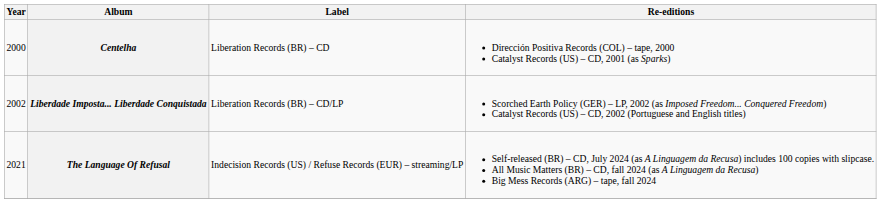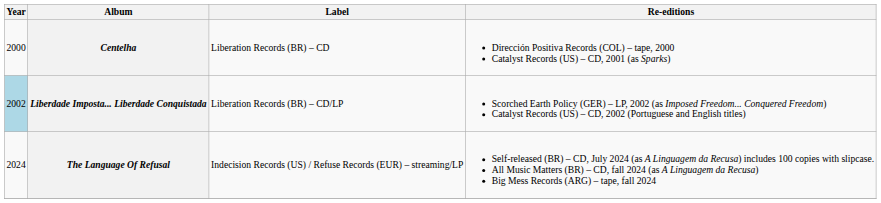(16, 103) no background -> (16, 103) lightblue background
(16, 165) 2021 -> (16, 165) 2024
